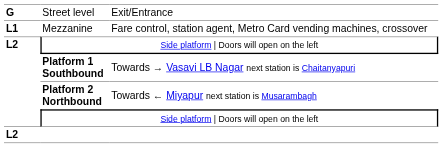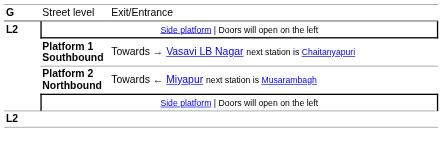- row: (67, 28)
